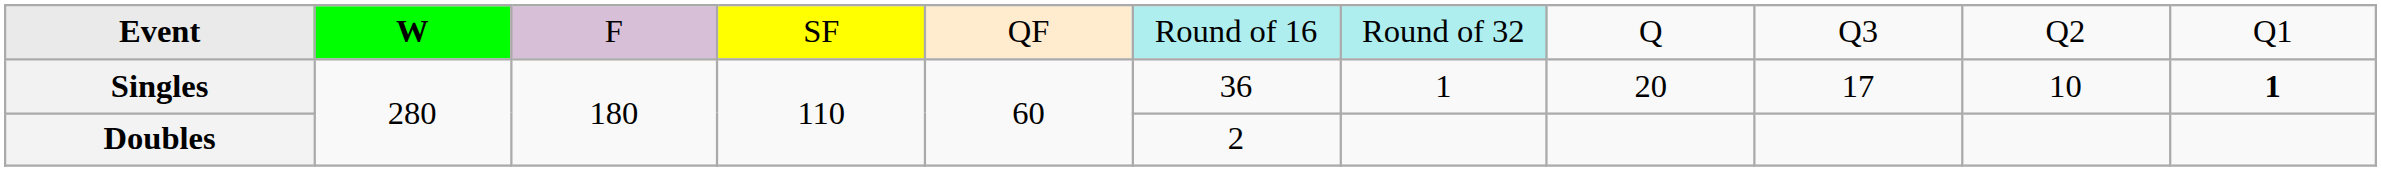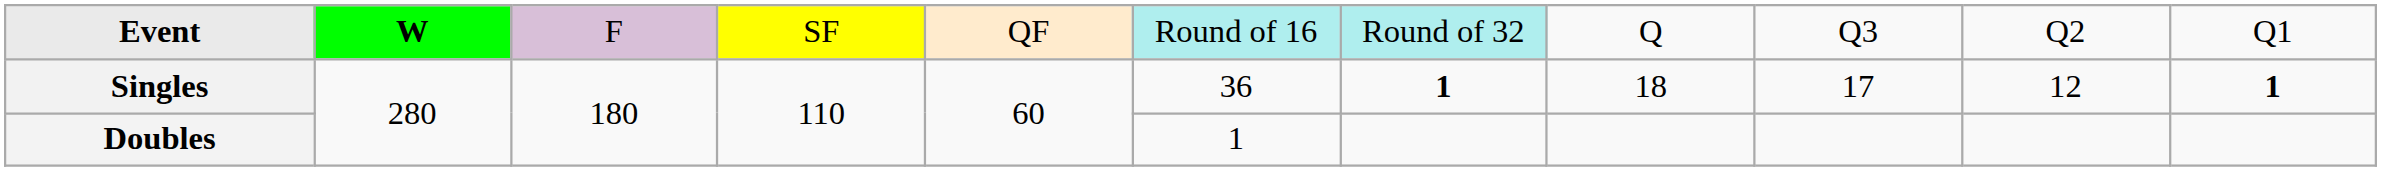(1443, 85) normal -> (1443, 85) bold
(1651, 85) 20 -> (1651, 85) 18
(2065, 85) 10 -> (2065, 85) 12
(1236, 139) 2 -> (1236, 139) 1
